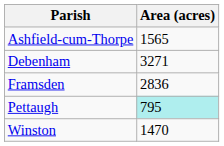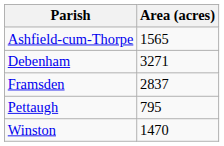(154, 84) 2836 -> (154, 84) 2837
(151, 107) paleturquoise background -> (151, 107) no background
